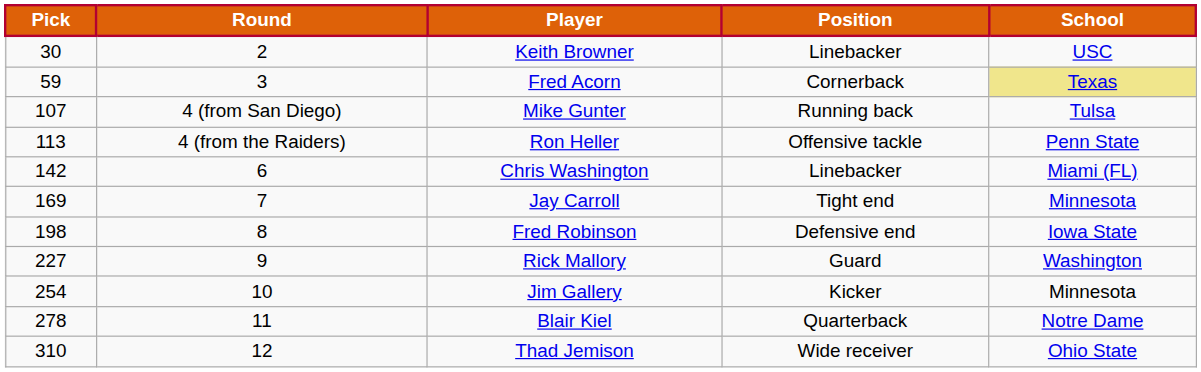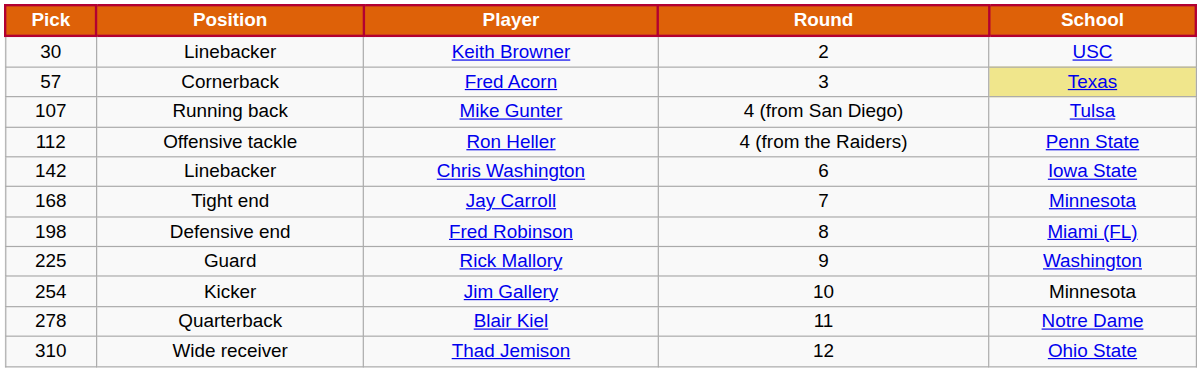columns swapped: (262, 20) <-> (855, 20)
(51, 81) 59 -> (51, 81) 57
(51, 141) 113 -> (51, 141) 112
(1092, 171) Miami (FL) -> (1092, 171) Iowa State
(51, 201) 169 -> (51, 201) 168
(1092, 231) Iowa State -> (1092, 231) Miami (FL)
(51, 261) 227 -> (51, 261) 225
